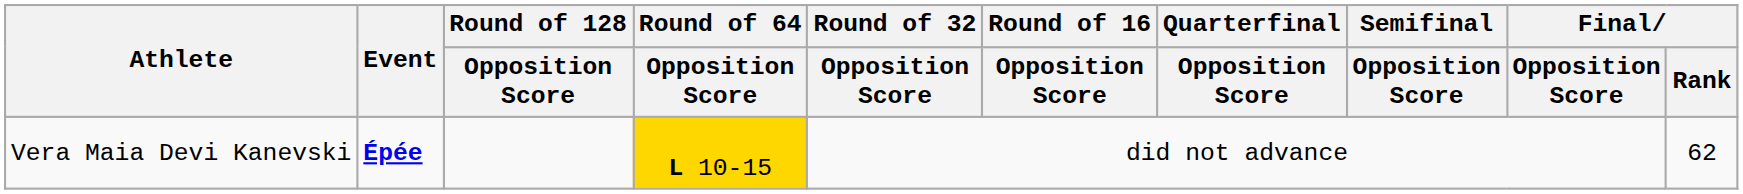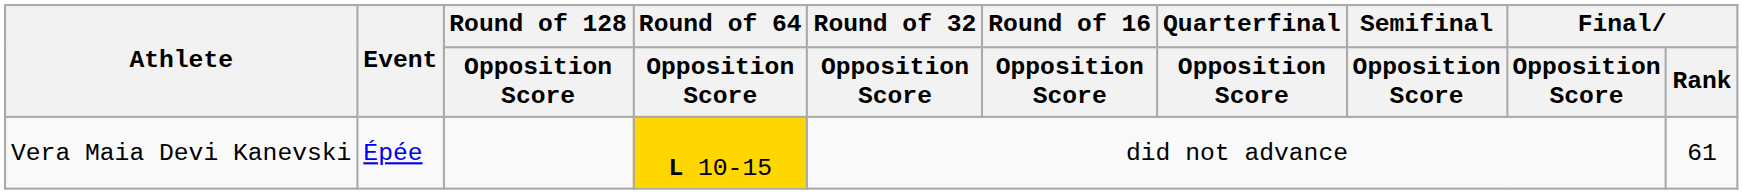(393, 153) bold -> (393, 153) normal
(1702, 153) 62 -> (1702, 153) 61
